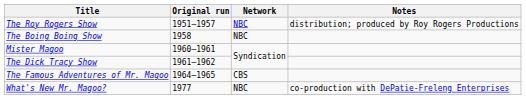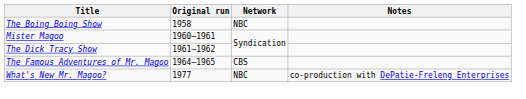- row: (52, 24)
